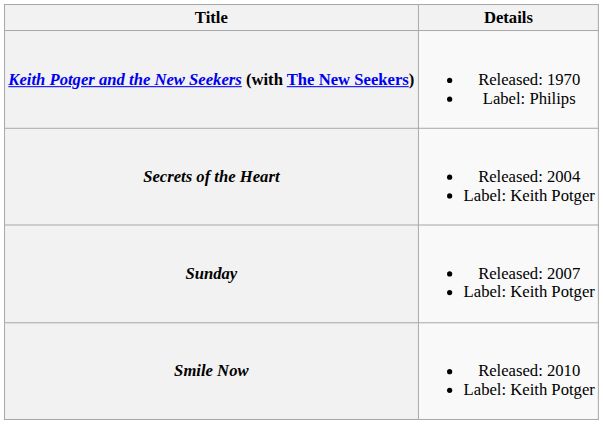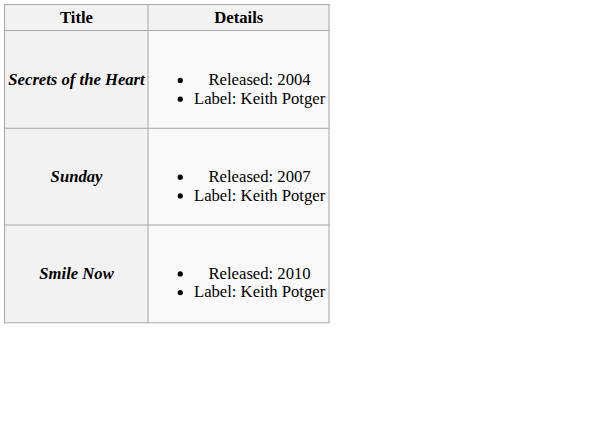- row: (211, 79)
